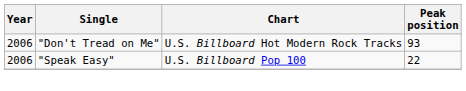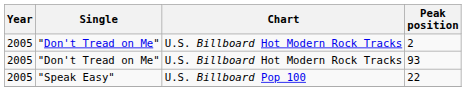+ row: (410, 43)
(20, 43) 2006 -> (20, 60) 2005
(20, 60) 2006 -> (20, 78) 2005
